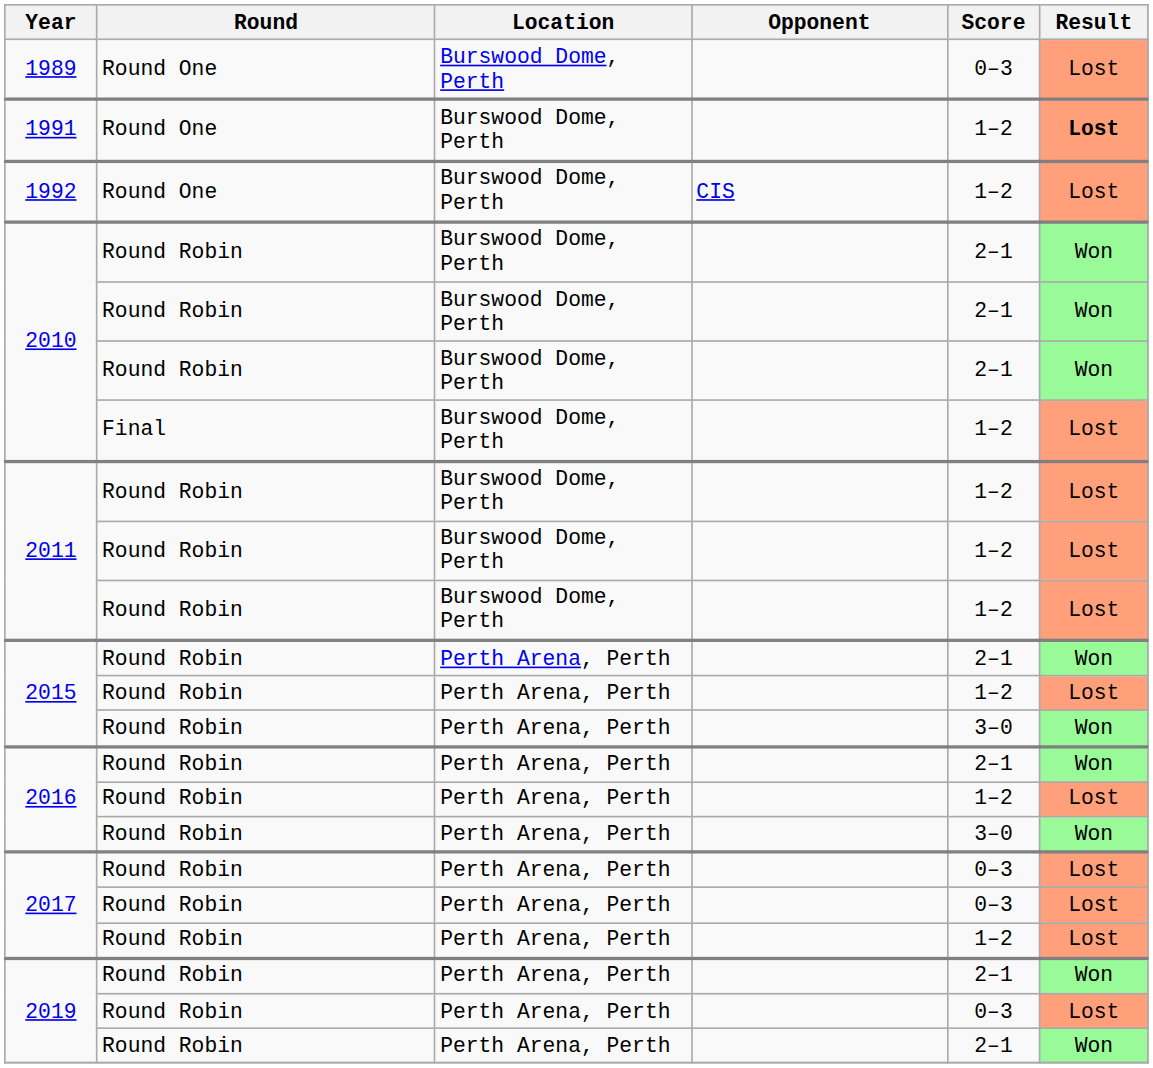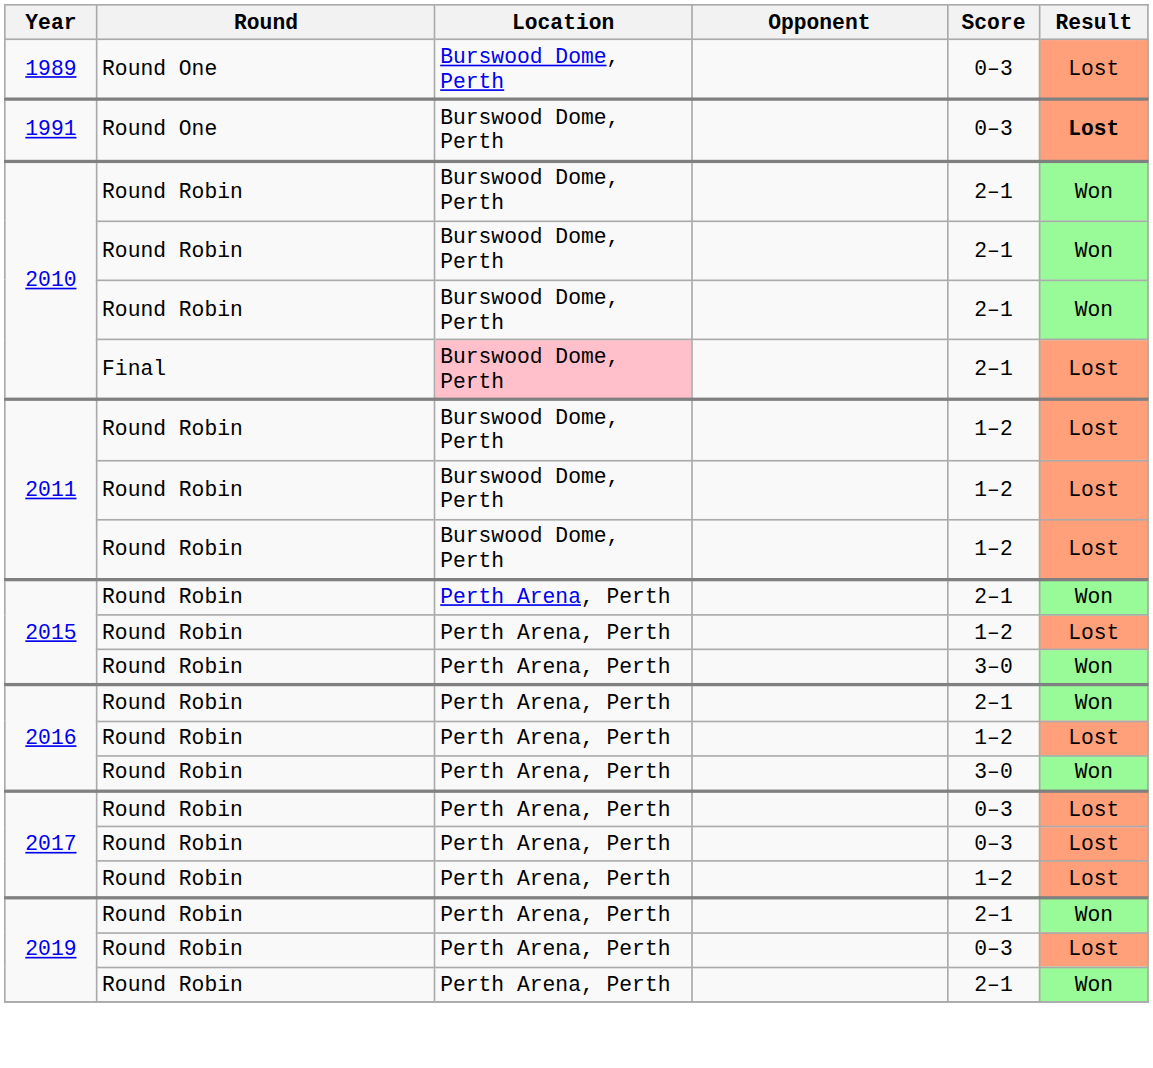(993, 130) 1–2 -> (993, 130) 0–3
- row: (51, 191)
(530, 430) no background -> (530, 369) pink background
(993, 430) 1–2 -> (993, 369) 2–1
